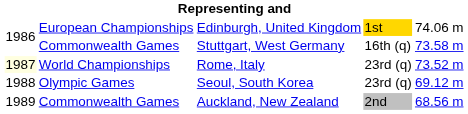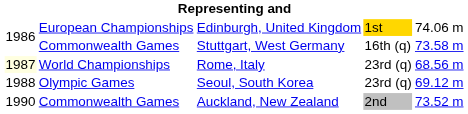(439, 64) 73.52 m -> (439, 64) 68.56 m
(20, 101) 1989 -> (20, 101) 1990
(439, 101) 68.56 m -> (439, 101) 73.52 m
